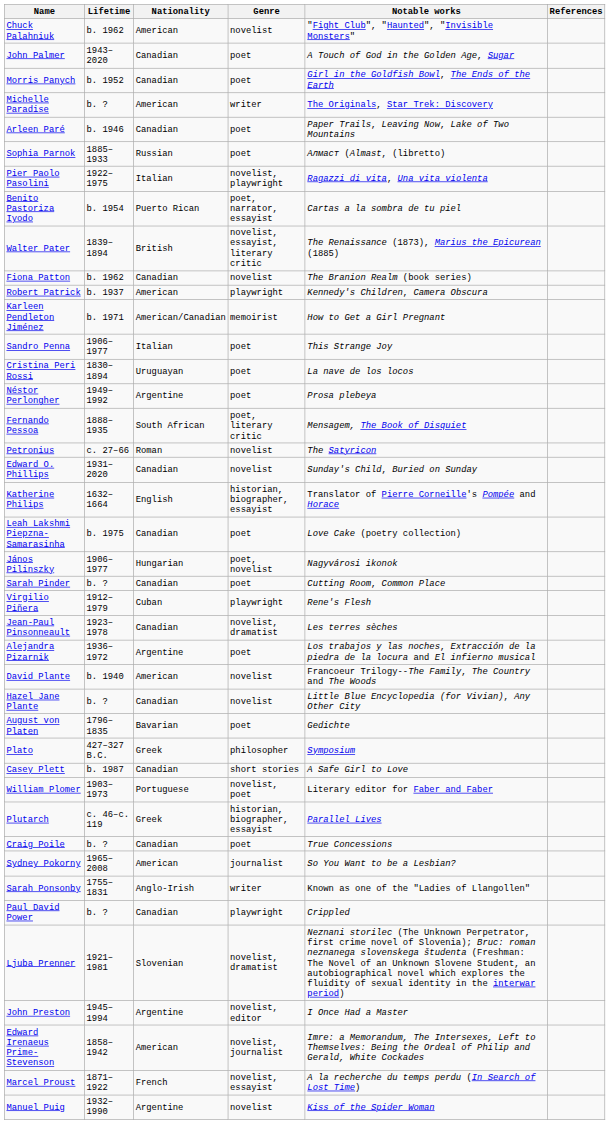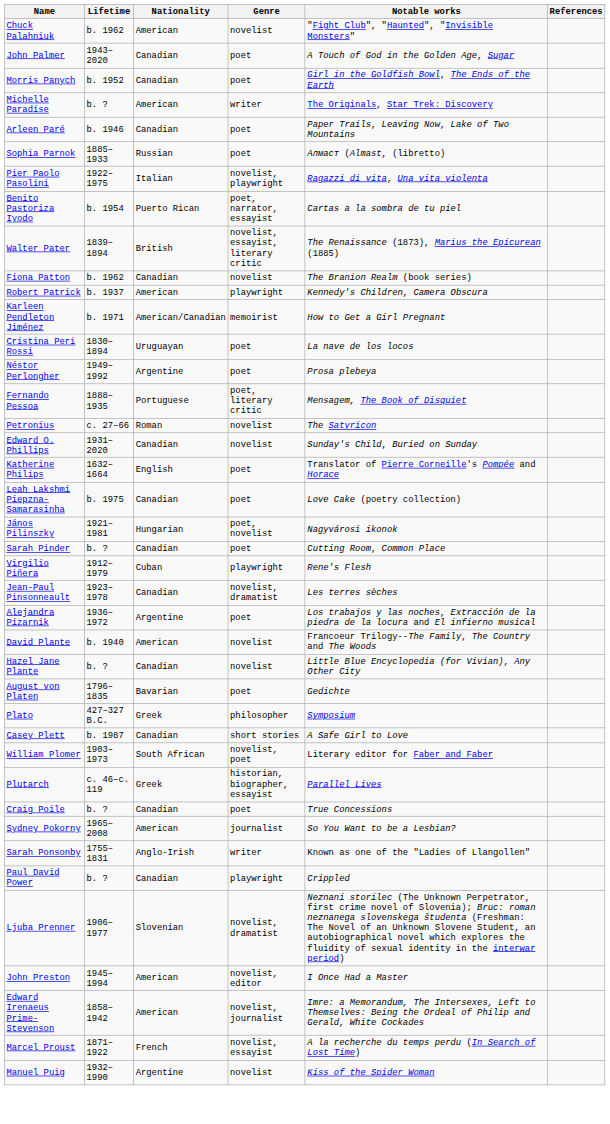- row: (38, 347)
(170, 426) South African -> (162, 401) Portuguese
(259, 499) historian, biographer, essayist -> (241, 470) poet
(100, 564) 1906–1977 -> (100, 529) 1921–1981
(162, 790) Portuguese -> (170, 755) South African
(100, 963) 1921–1981 -> (100, 928) 1906–1977
(160, 1013) Argentine -> (157, 978) American
